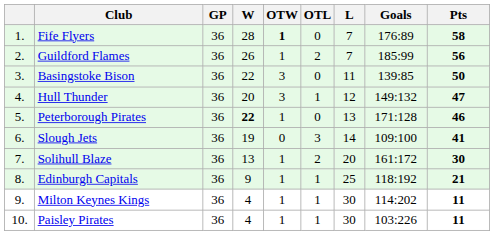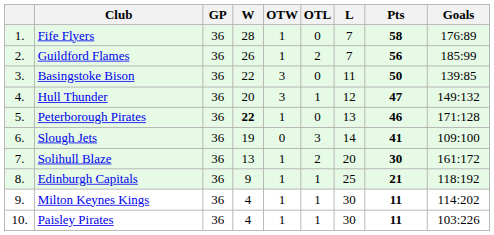columns swapped: (396, 14) <-> (458, 14)
(282, 35) bold -> (282, 35) normal
